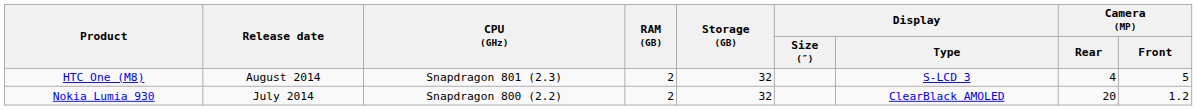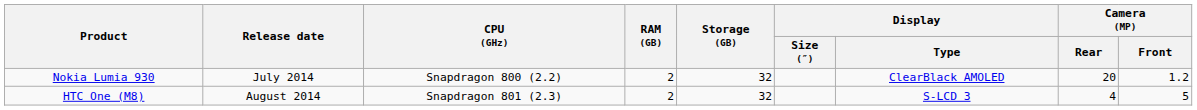rows swapped: (104, 77) <-> (104, 96)
